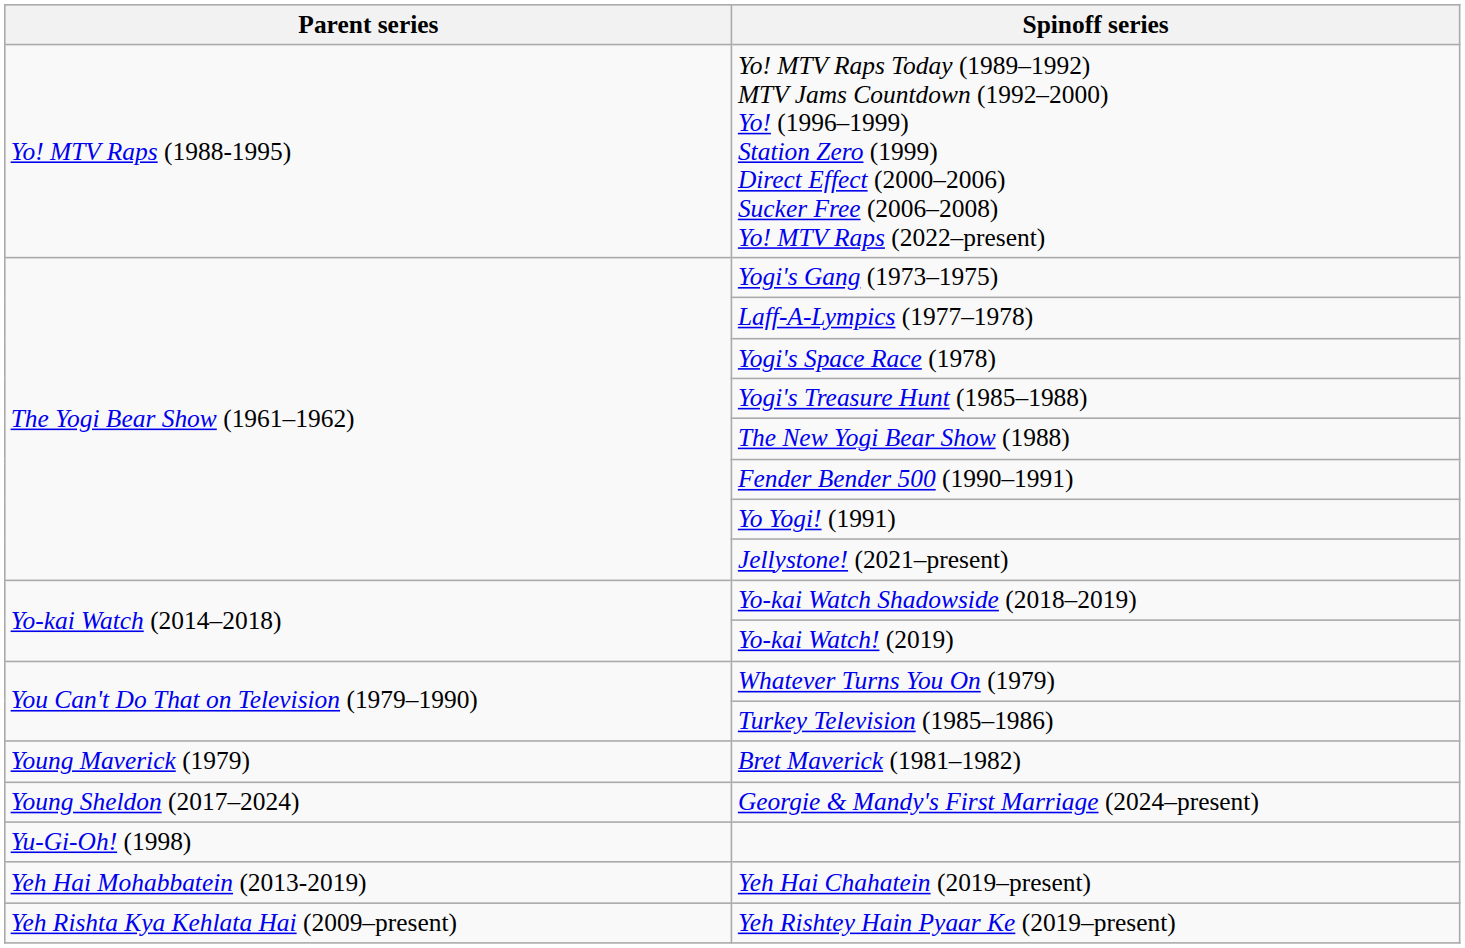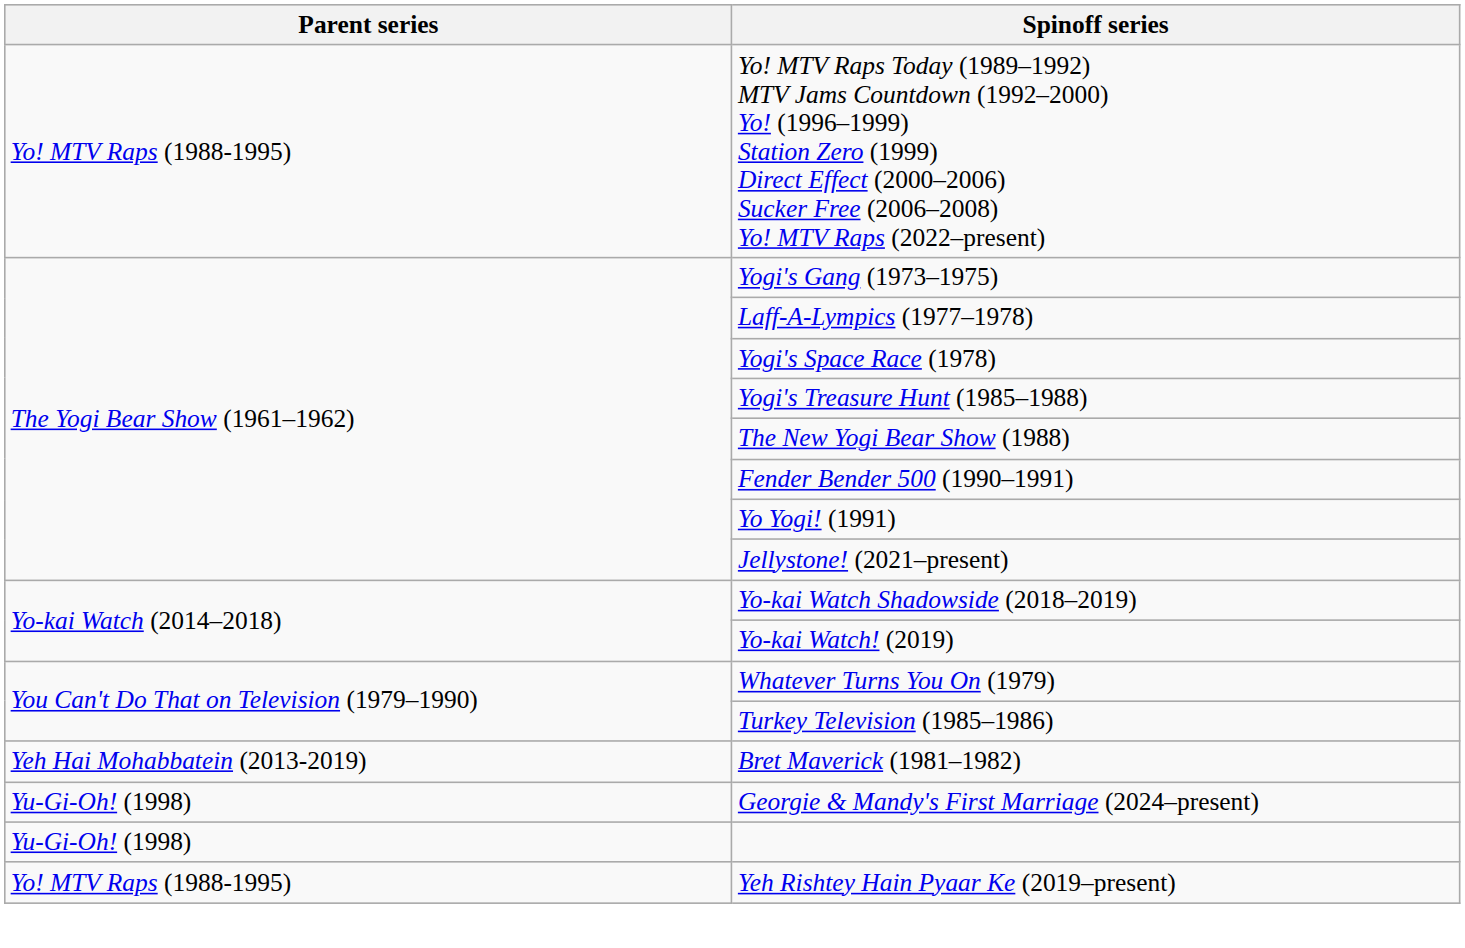(130, 761) Young Maverick (1979) -> (189, 761) Yeh Hai Mohabbatein (2013-2019)
(155, 801) Young Sheldon (2017–2024) -> (101, 801) Yu-Gi-Oh! (1998)
- row: (914, 882)
(234, 922) Yeh Rishta Kya Kehlata Hai (2009–present) -> (151, 882) Yo! MTV Raps (1988-1995)
